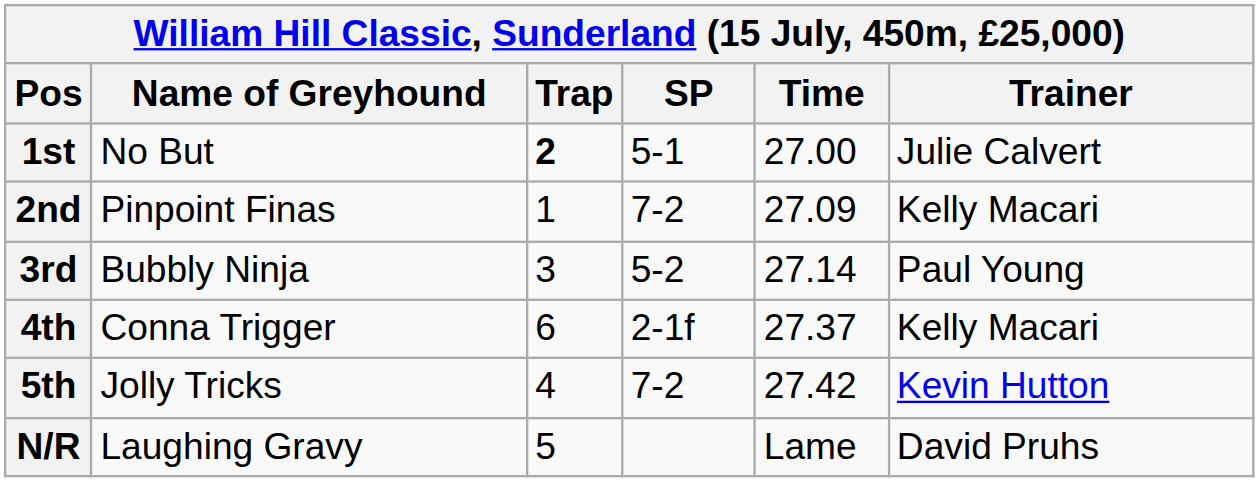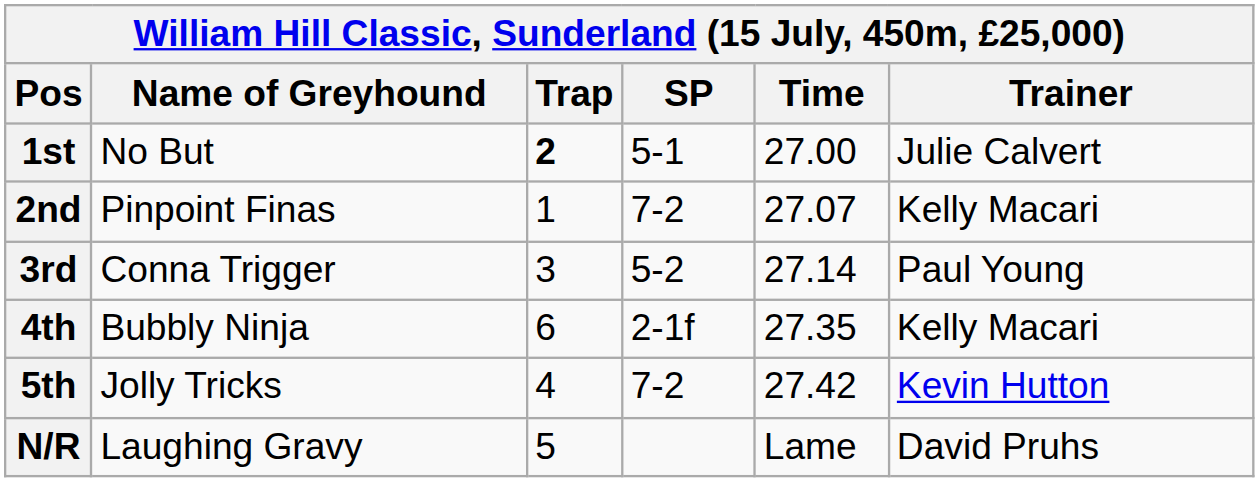(810, 210) 27.09 -> (810, 210) 27.07
(205, 269) Bubbly Ninja -> (218, 269) Conna Trigger
(218, 328) Conna Trigger -> (205, 328) Bubbly Ninja
(810, 328) 27.37 -> (810, 328) 27.35
